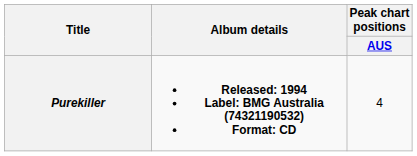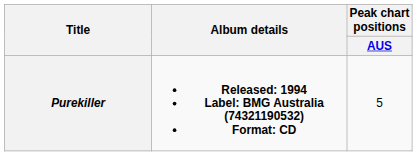(379, 103) 4 -> (379, 103) 5
